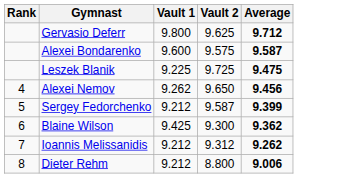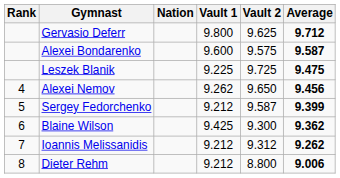+ column: (175, 13)
